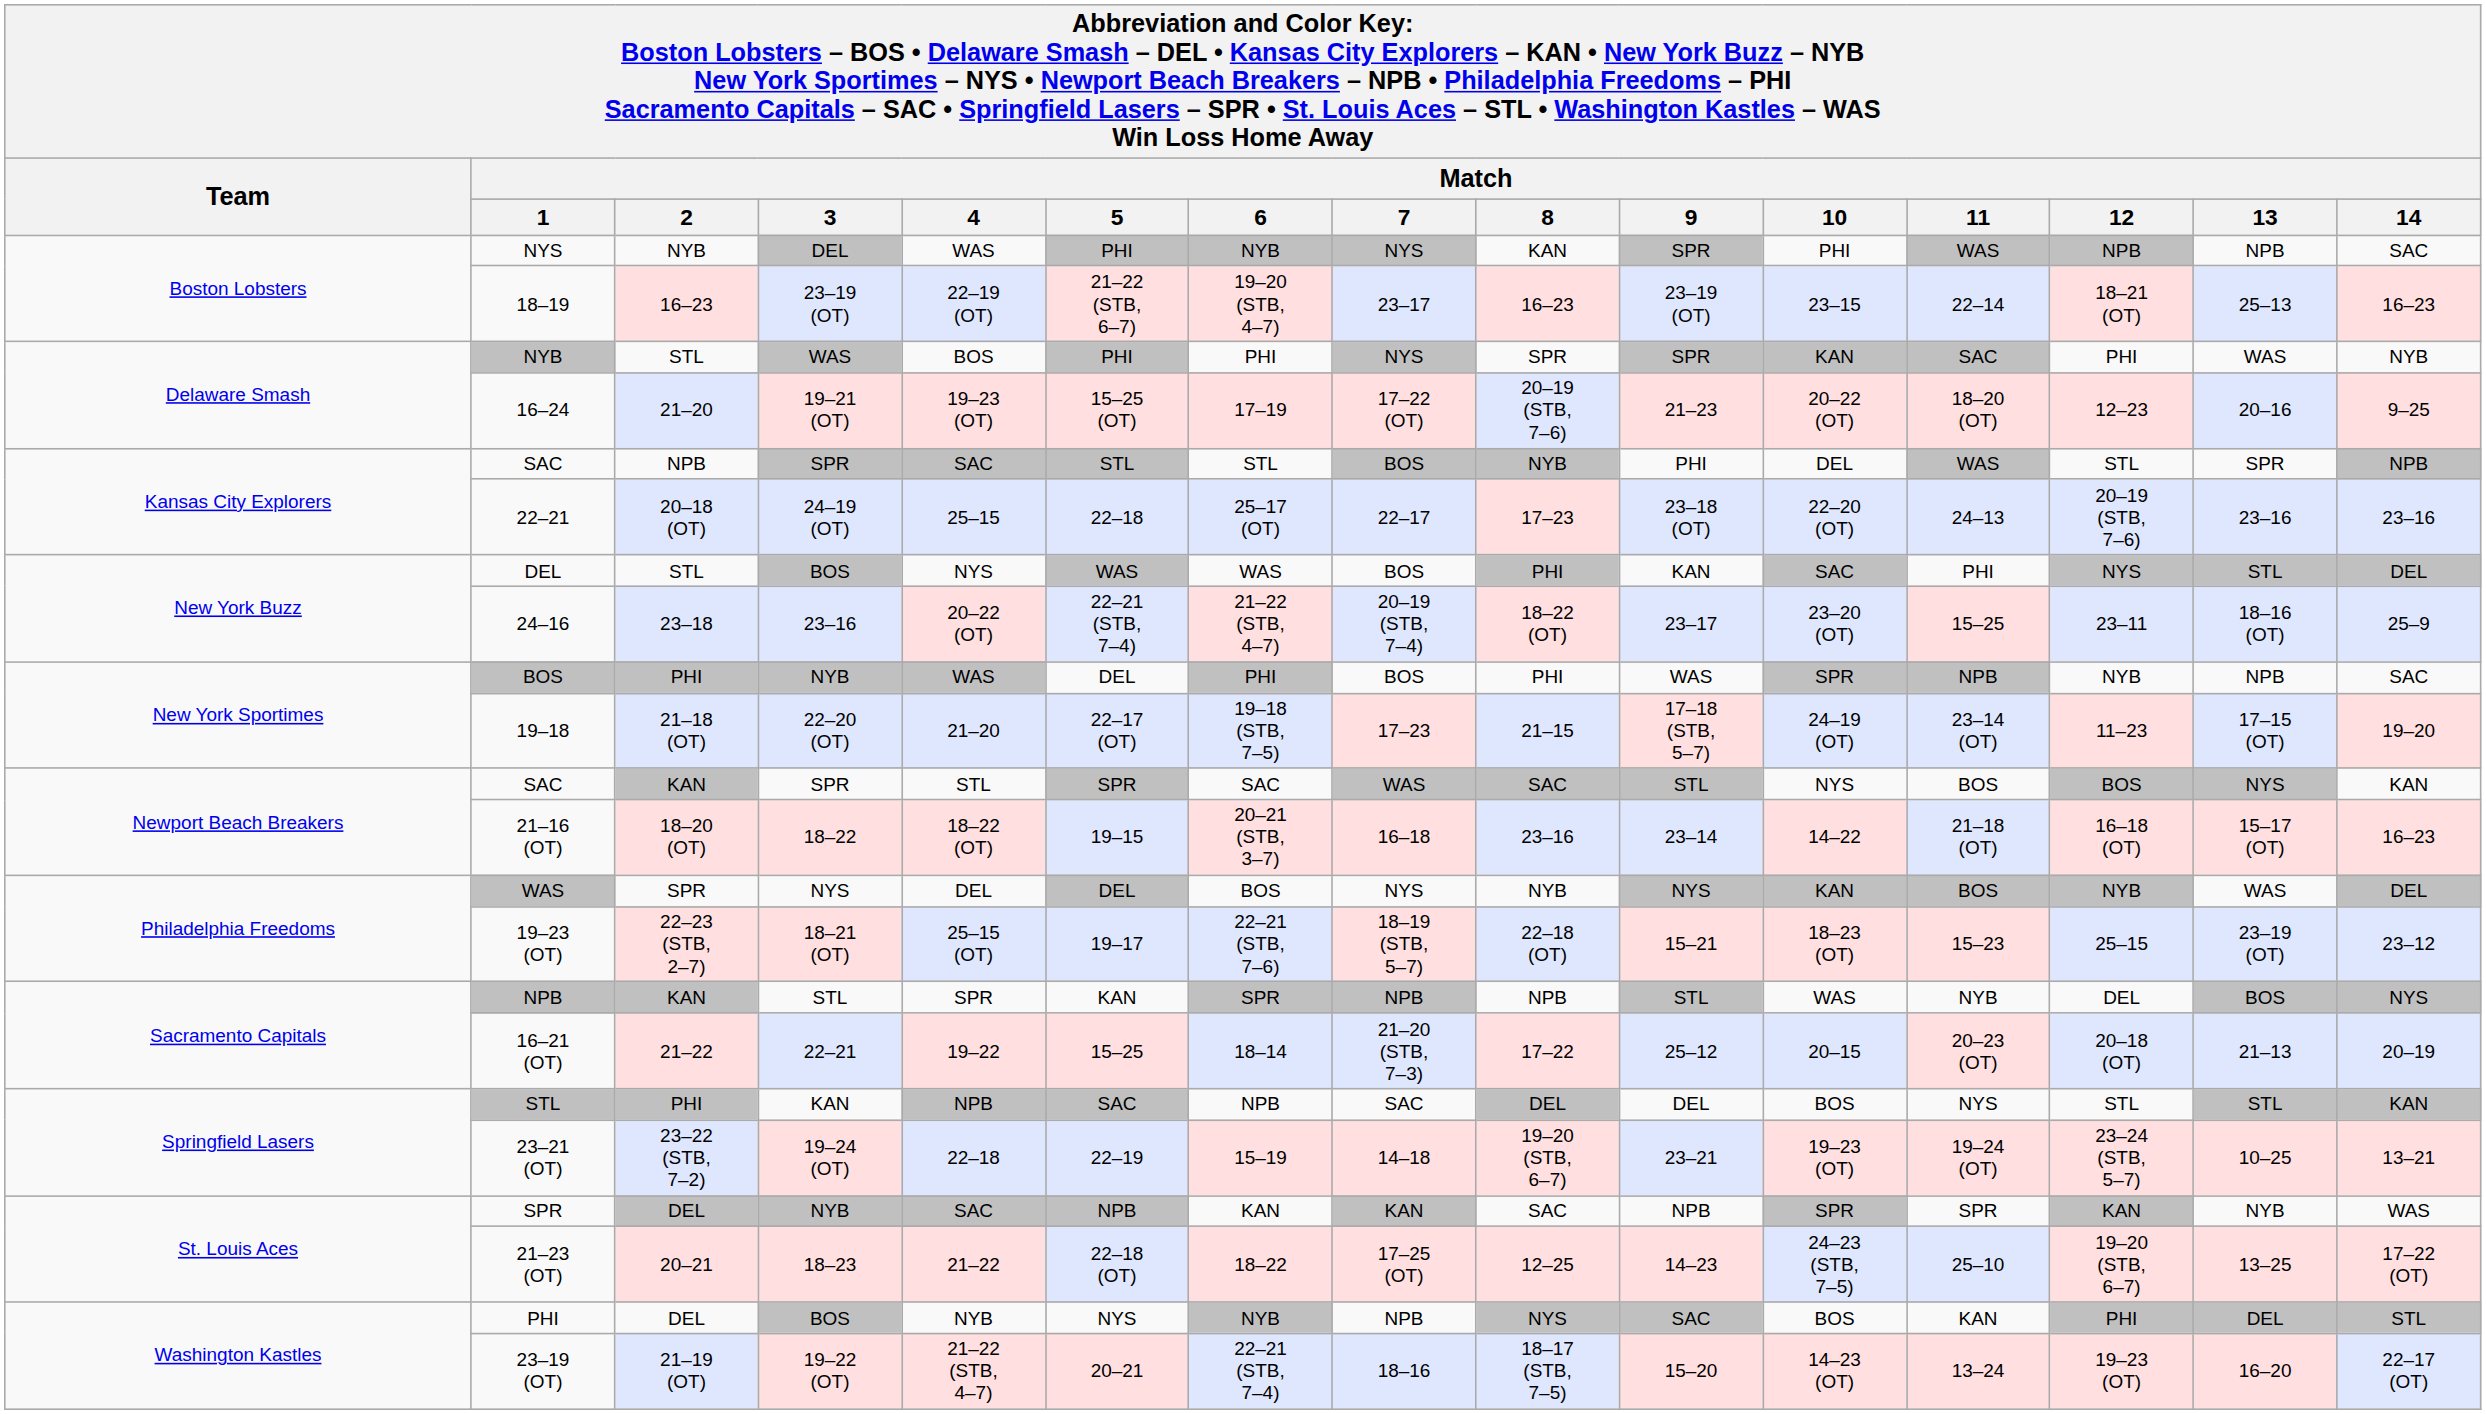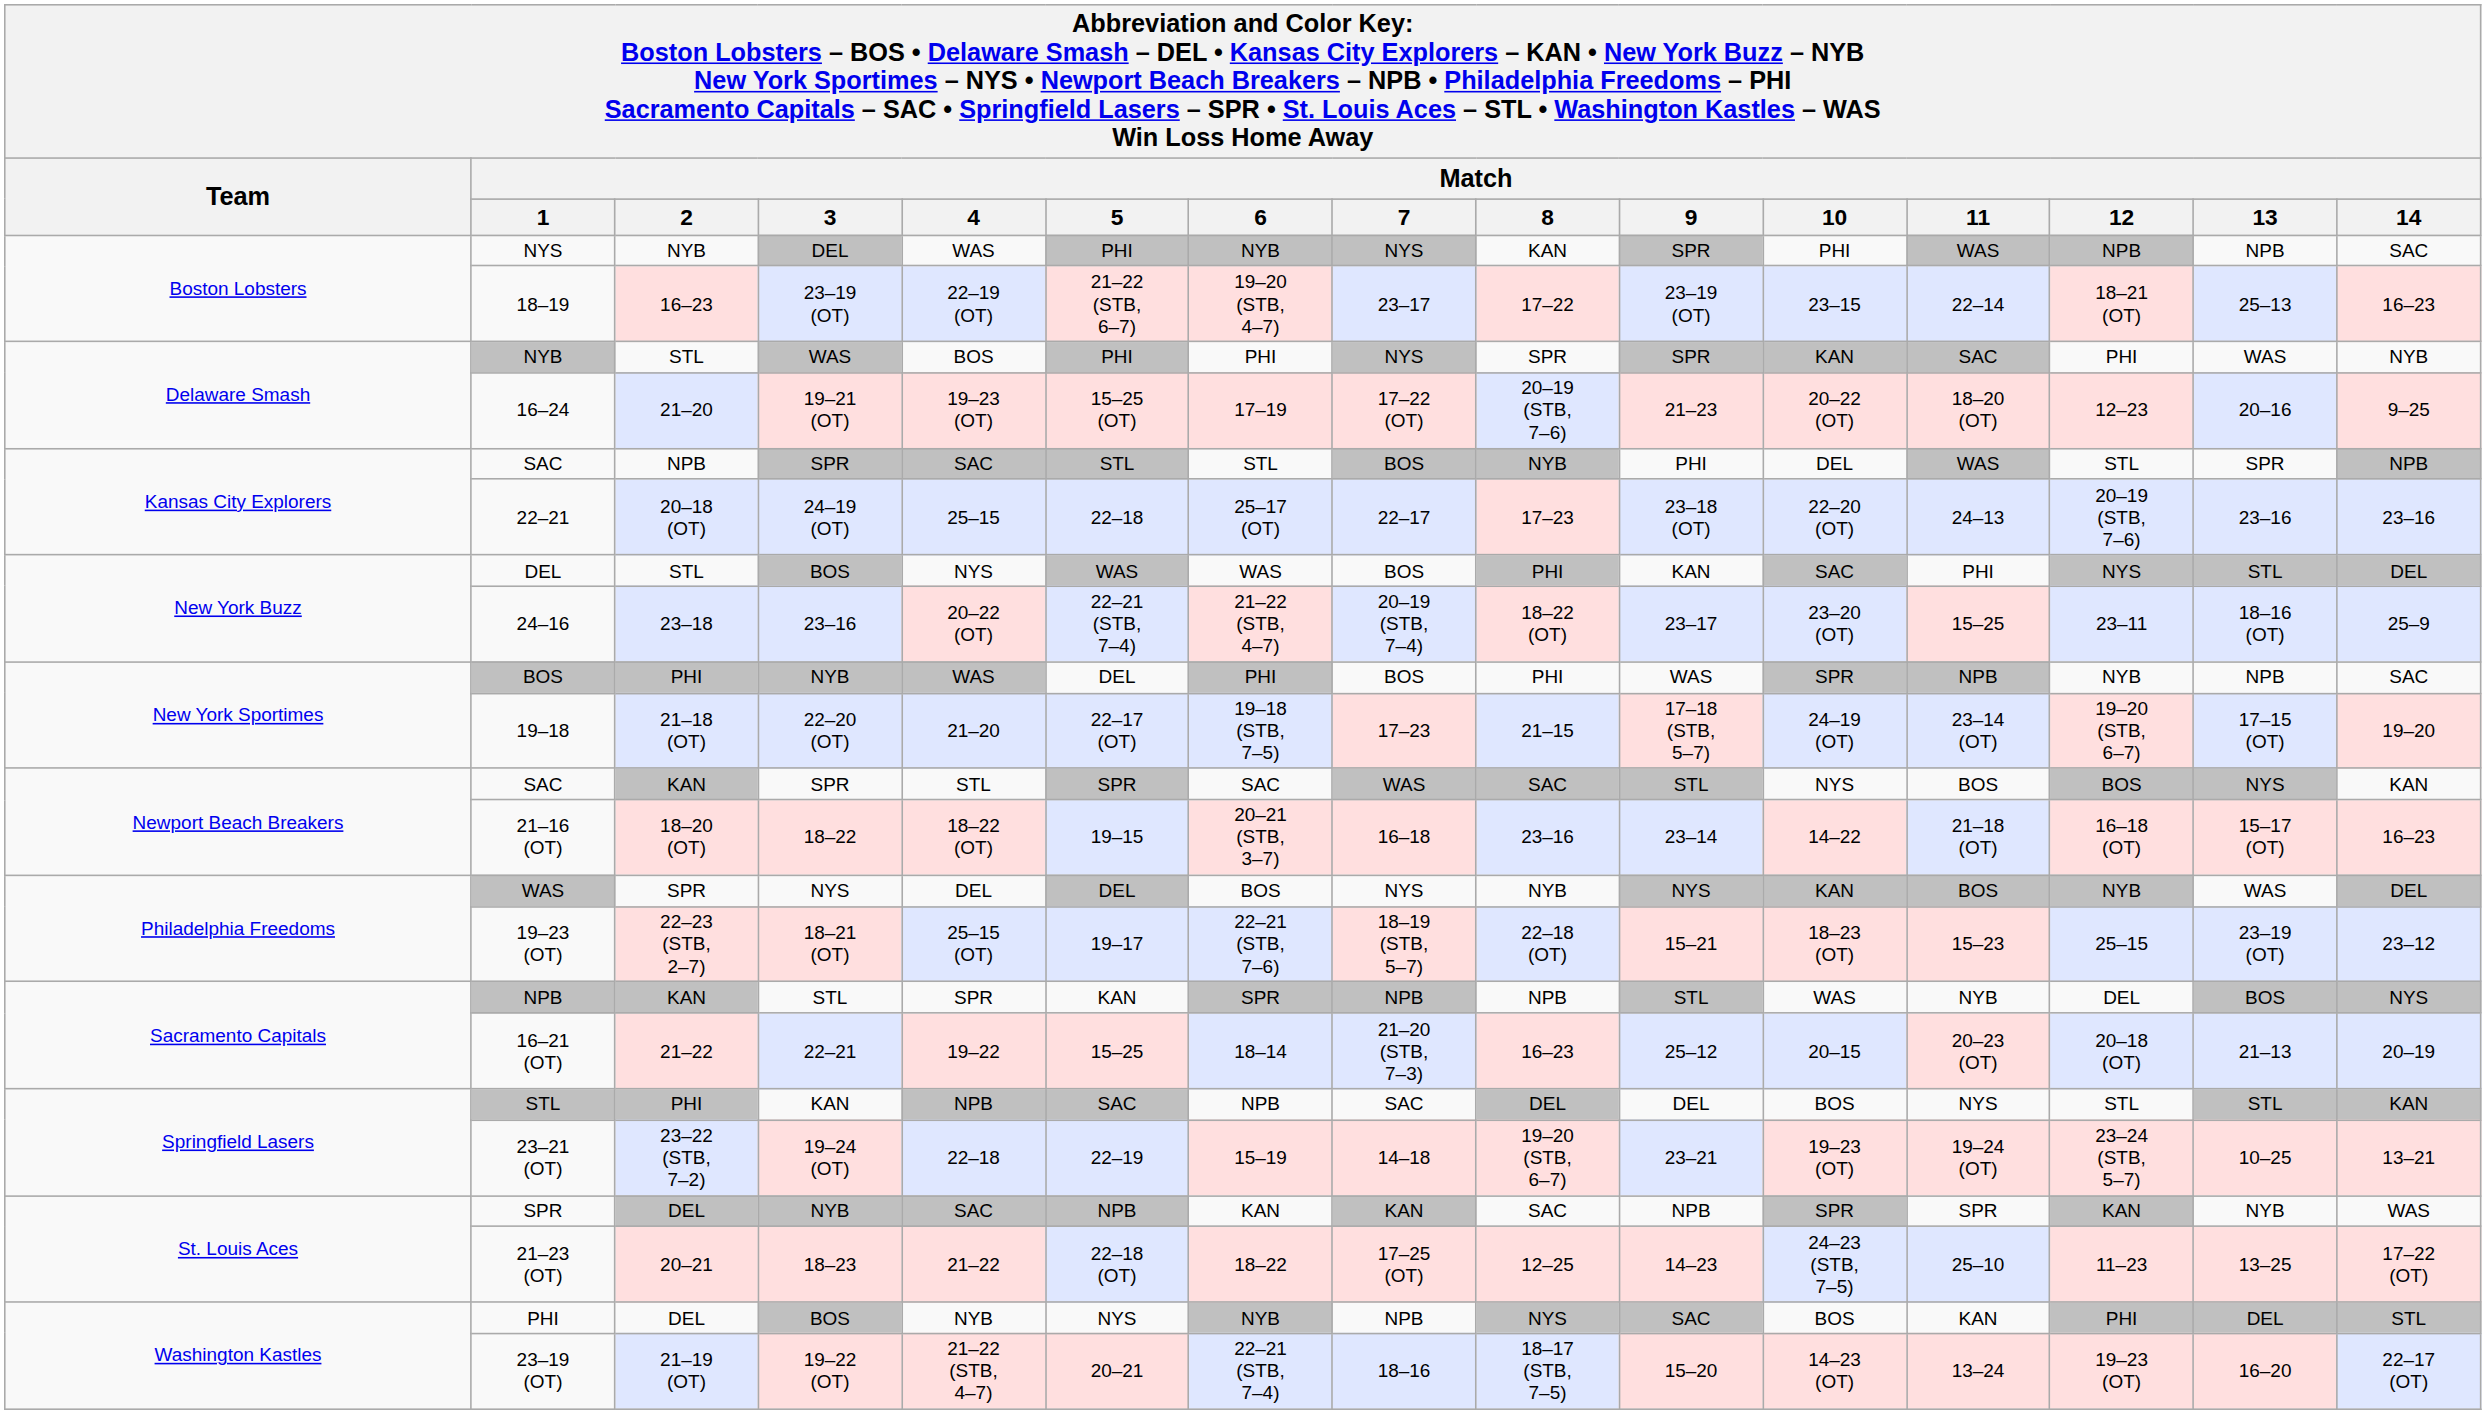(1548, 304) 16–23 -> (1548, 304) 17–22
(2122, 731) 11–23 -> (2122, 731) 19–20 (STB, 6–7)
(1548, 1051) 17–22 -> (1548, 1051) 16–23
(2122, 1264) 19–20 (STB, 6–7) -> (2122, 1264) 11–23
